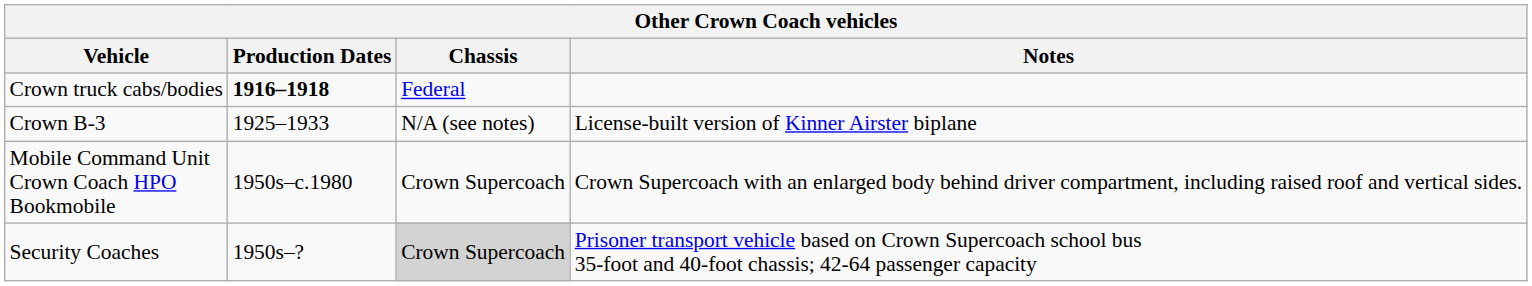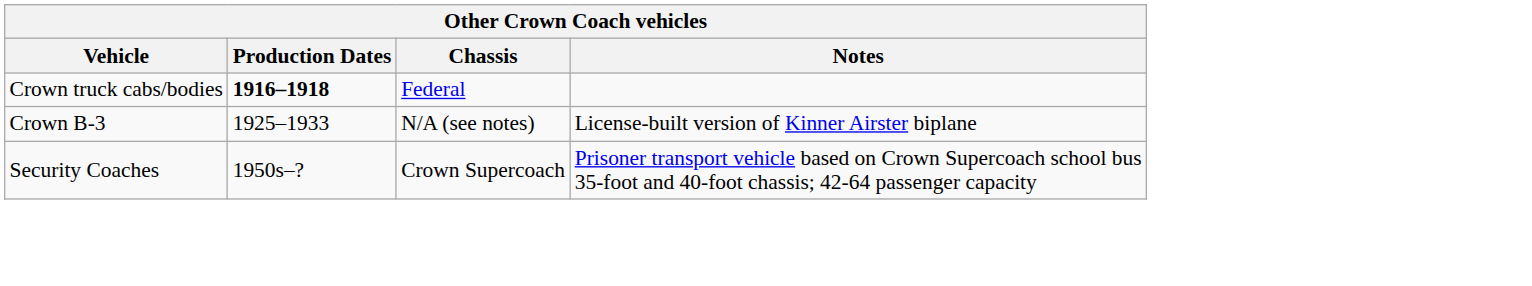- row: (110, 181)
(483, 251) lightgrey background -> (483, 169) no background
